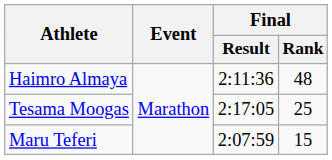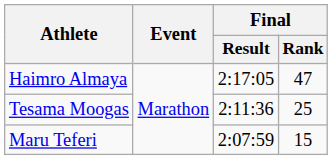(246, 79) 2:11:36 -> (246, 79) 2:17:05
(303, 79) 48 -> (303, 79) 47
(246, 109) 2:17:05 -> (246, 109) 2:11:36
